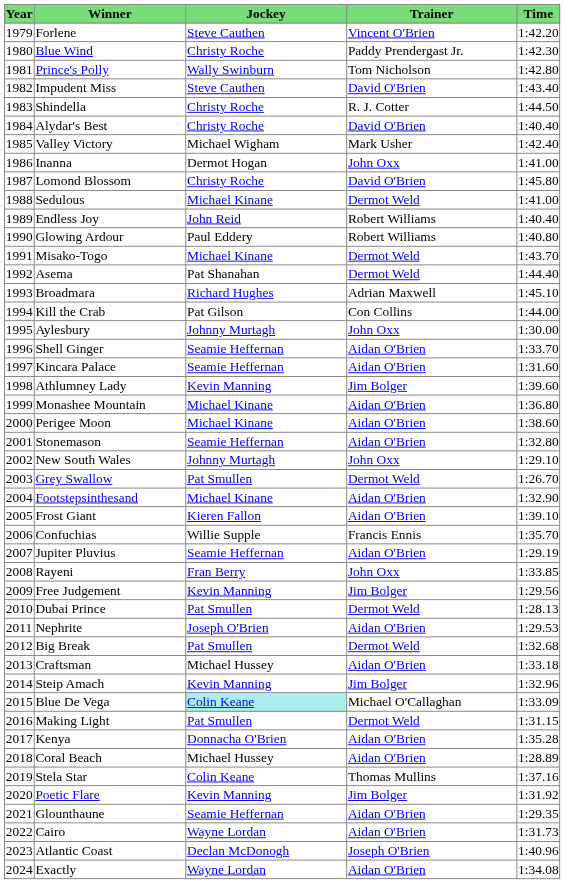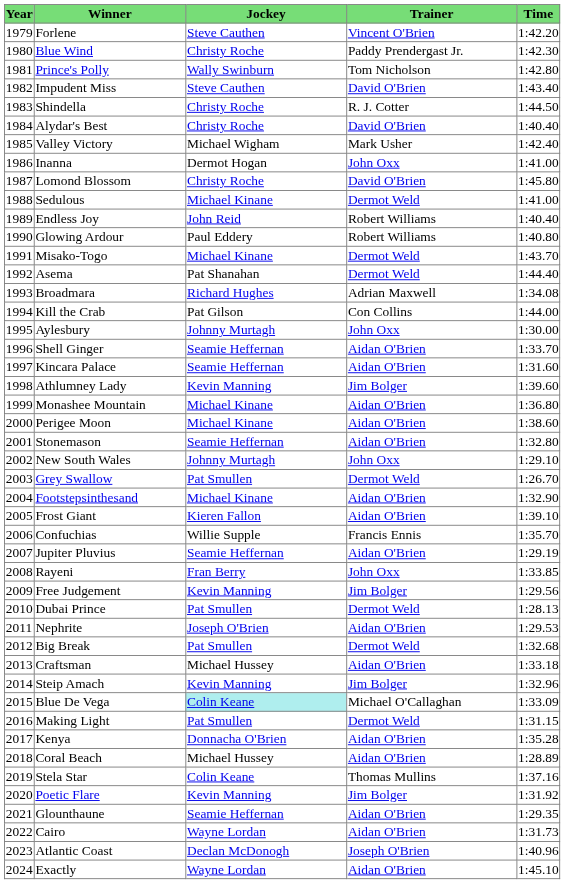(538, 292) 1:45.10 -> (538, 292) 1:34.08
(538, 869) 1:34.08 -> (538, 869) 1:45.10
